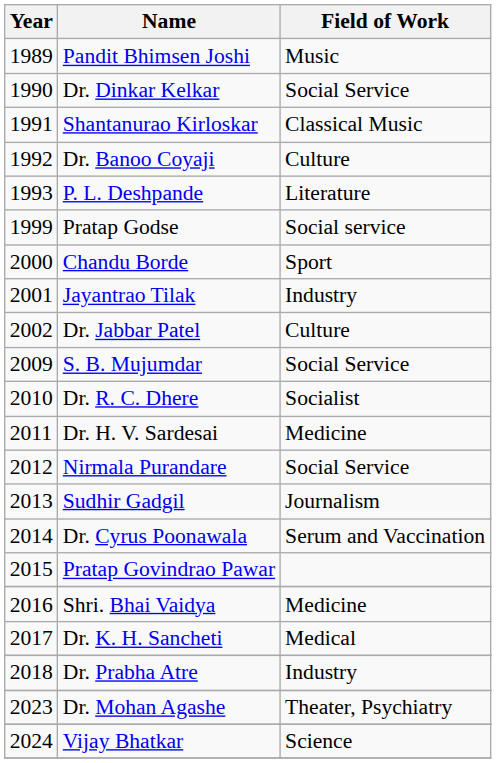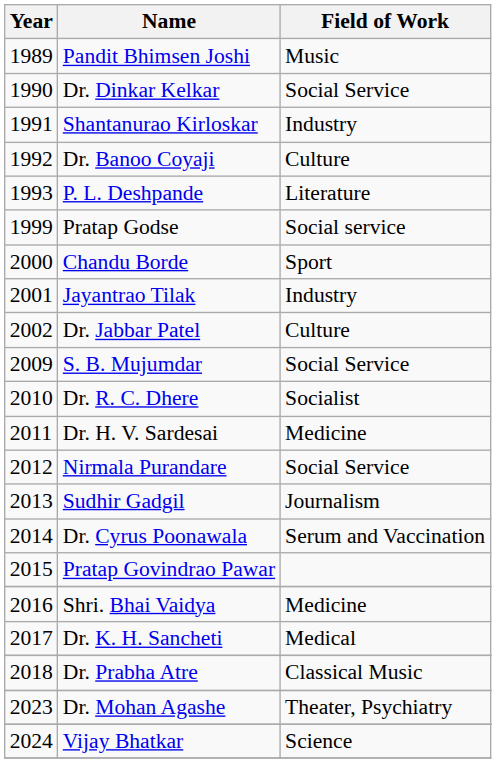(354, 124) Classical Music -> (321, 124) Industry
(321, 672) Industry -> (354, 672) Classical Music
